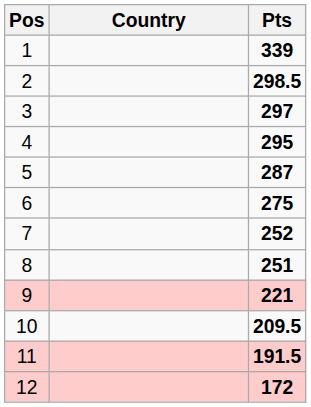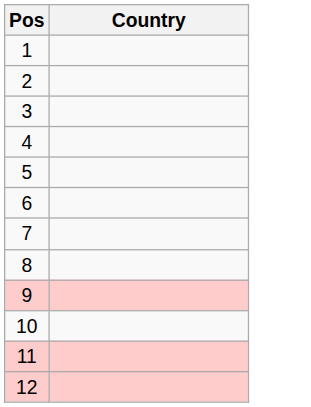- column: (277, 20)
